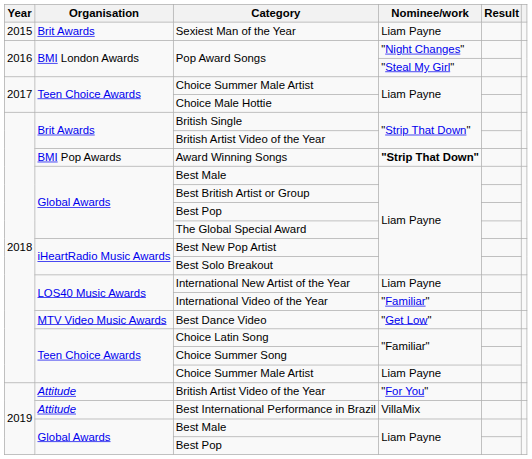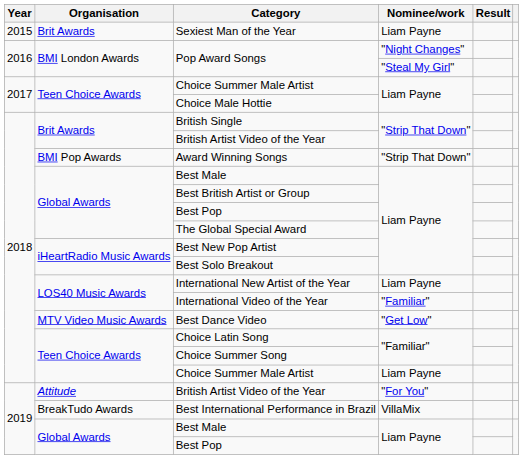(430, 157) bold -> (426, 157) normal
(57, 409) Attitude -> (85, 409) BreakTudo Awards
